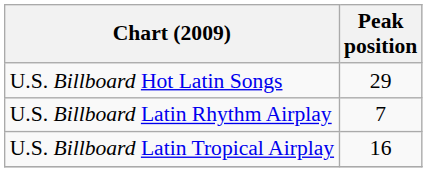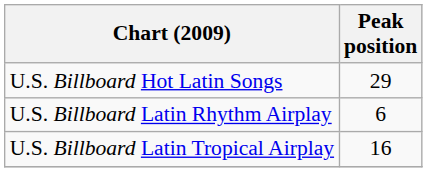(381, 114) 7 -> (381, 114) 6
